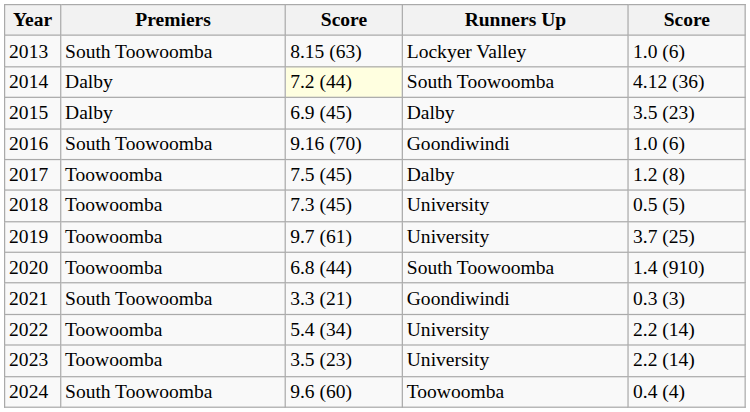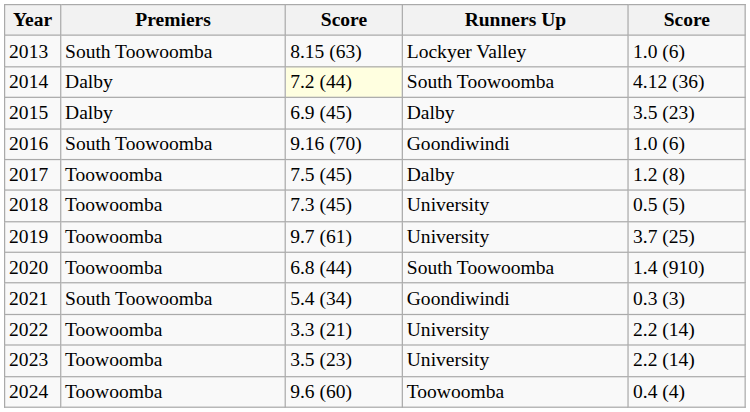(321, 298) 3.3 (21) -> (321, 298) 5.4 (34)
(321, 329) 5.4 (34) -> (321, 329) 3.3 (21)
(139, 391) South Toowoomba -> (114, 391) Toowoomba
